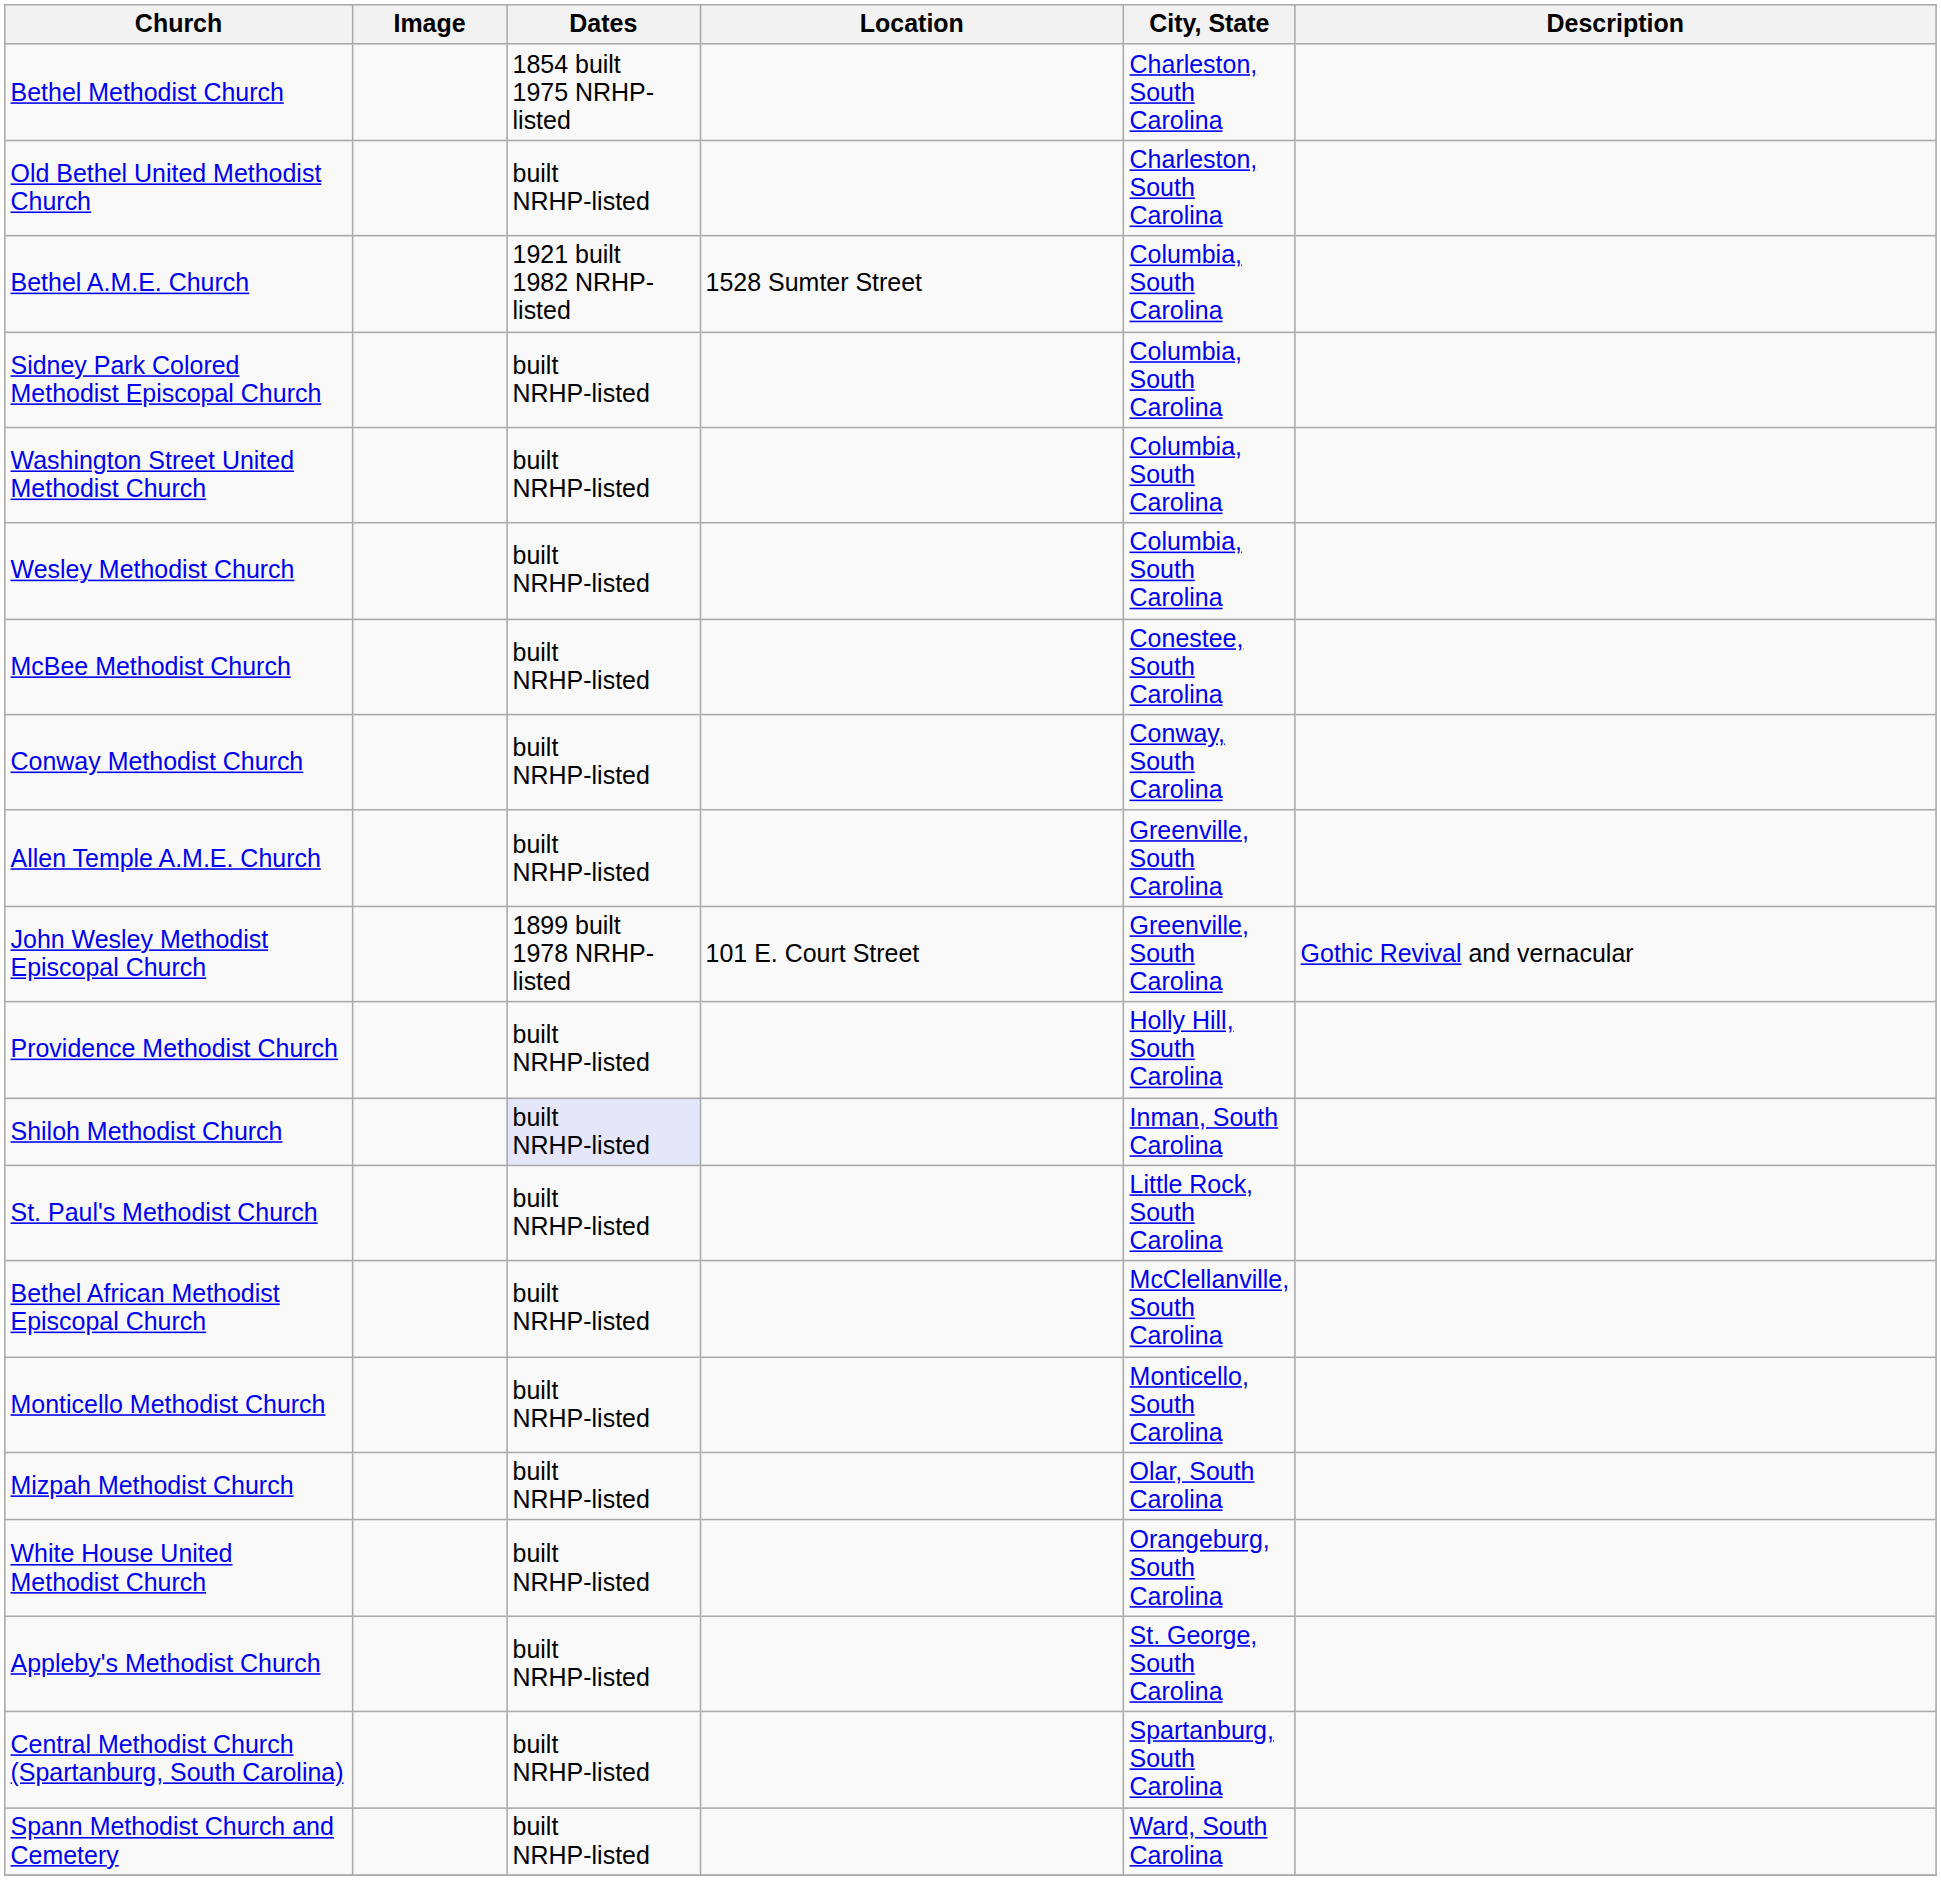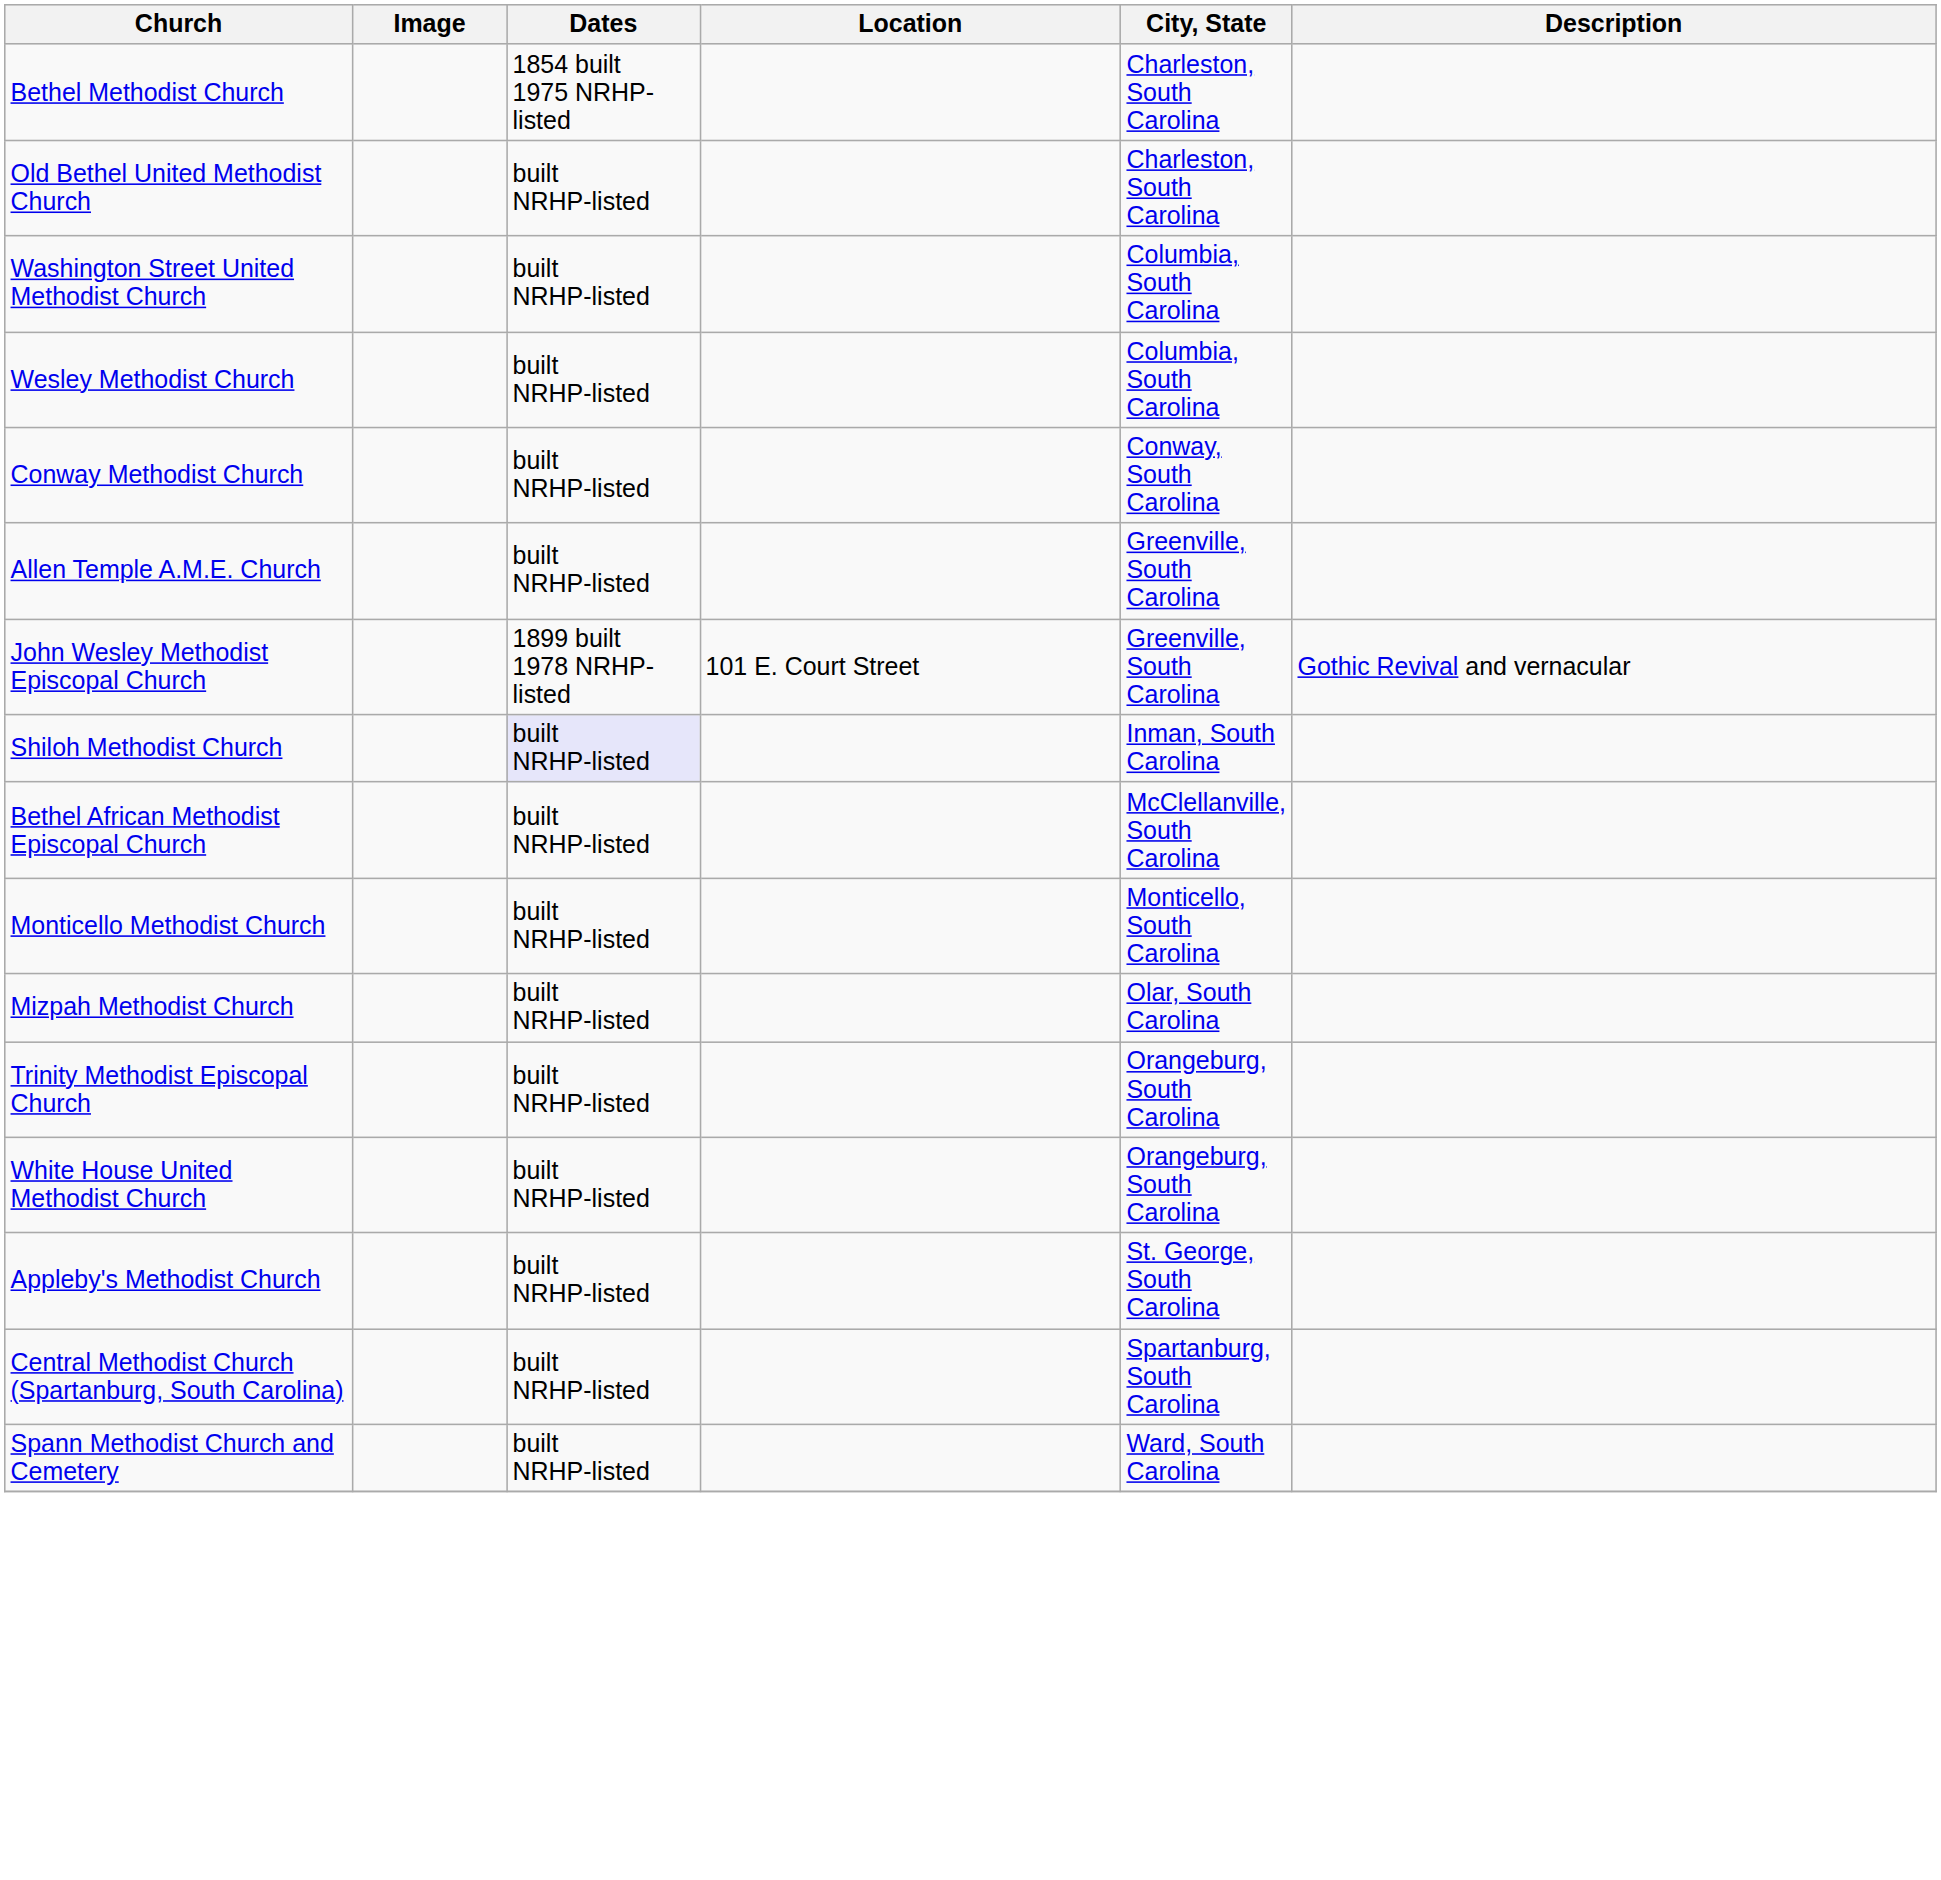- row: (130, 283)
- row: (166, 379)
- row: (151, 666)
- row: (174, 1049)
- row: (164, 1212)
+ row: (159, 1088)
